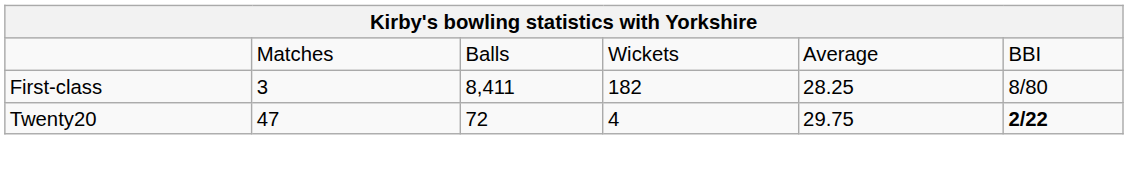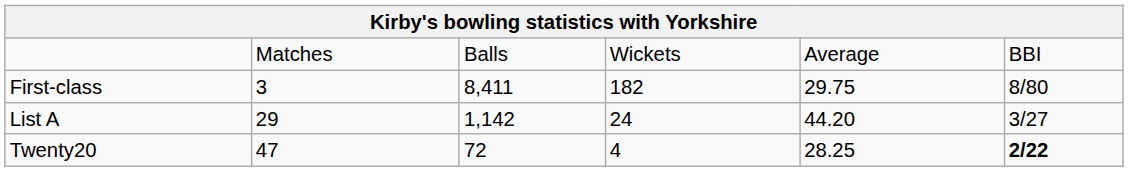(828, 86) 28.25 -> (830, 86) 29.75
+ row: (34, 118)
(828, 118) 29.75 -> (830, 150) 28.25
